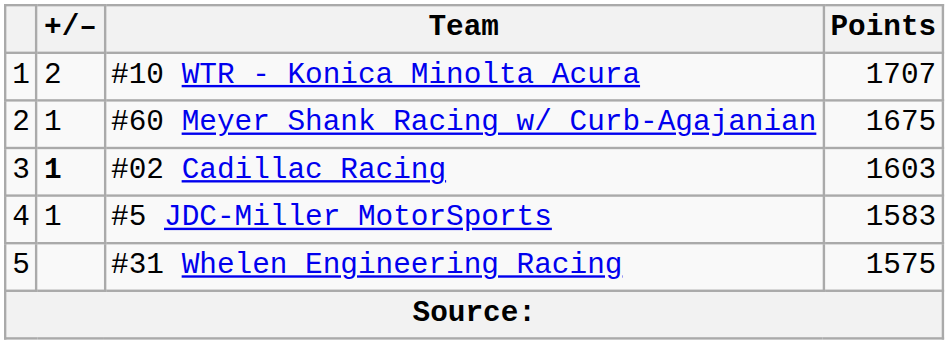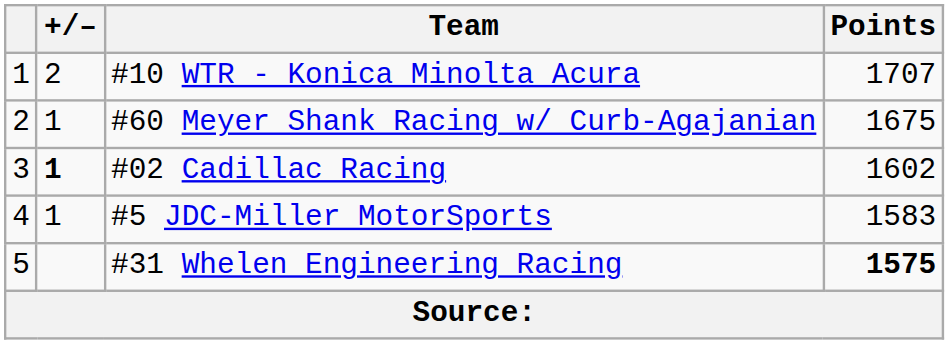(901, 172) 1603 -> (901, 172) 1602
(901, 267) normal -> (901, 267) bold
